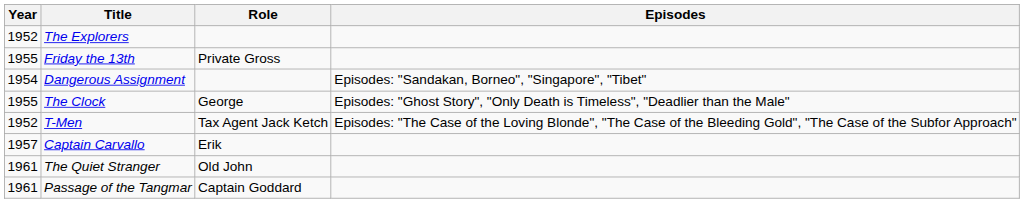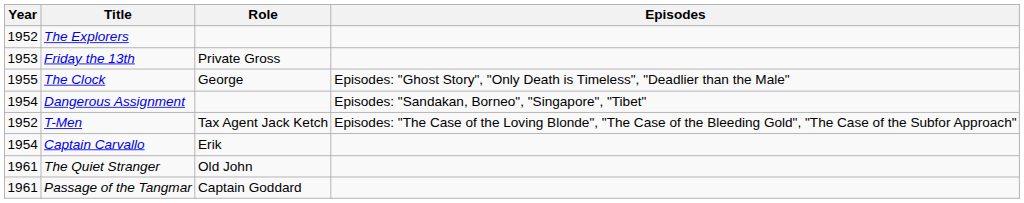(23, 58) 1955 -> (23, 58) 1953
rows swapped: (115, 79) <-> (75, 101)
(23, 144) 1957 -> (23, 144) 1954
